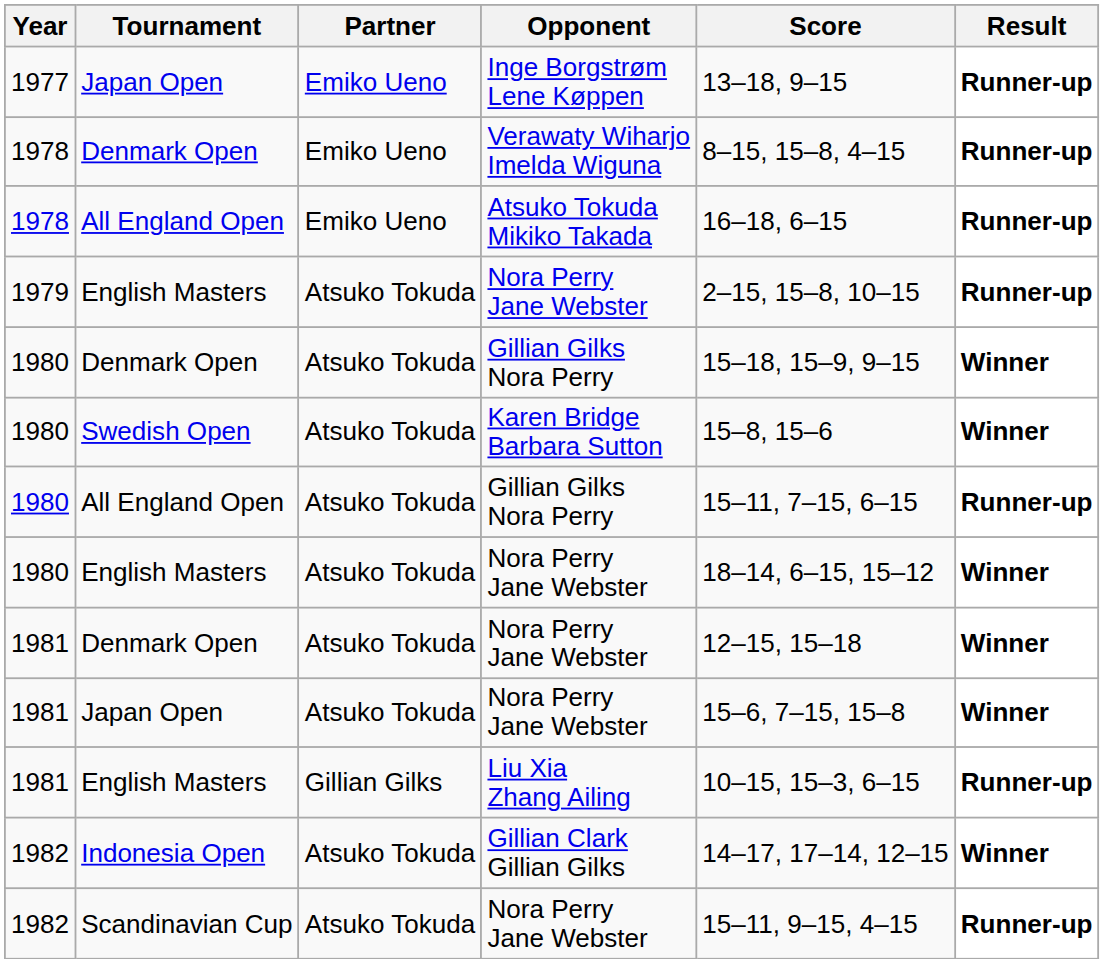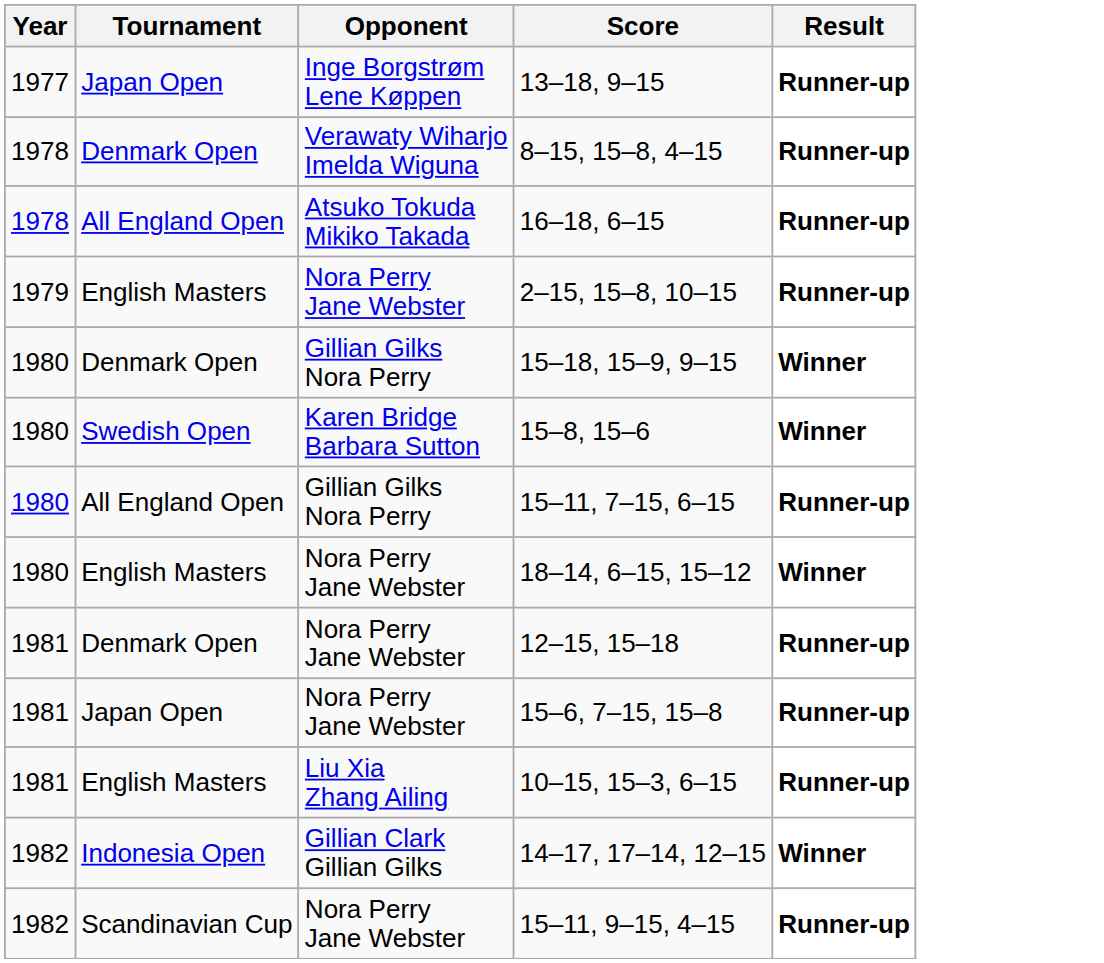- column: (390, 26)
(1005, 643) Winner -> (844, 643) Runner-up
(1005, 713) Winner -> (844, 713) Runner-up
